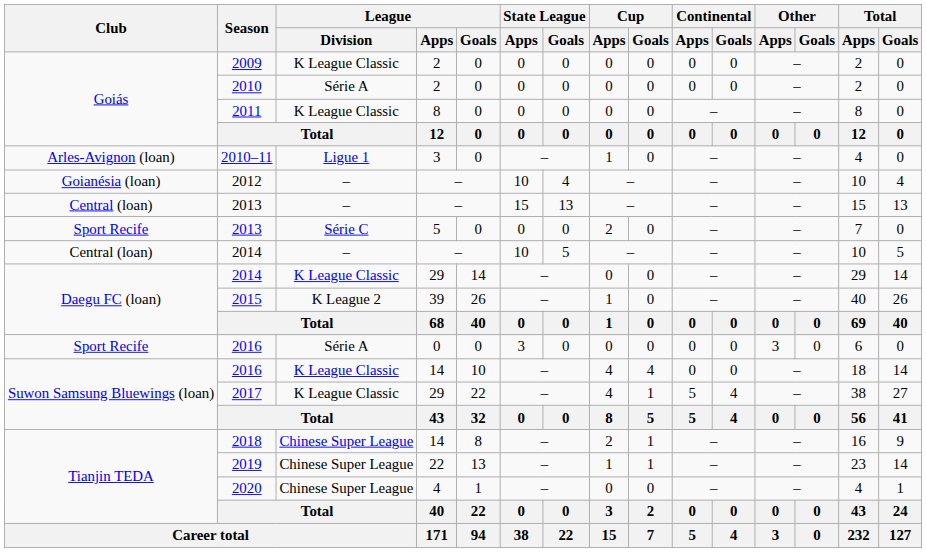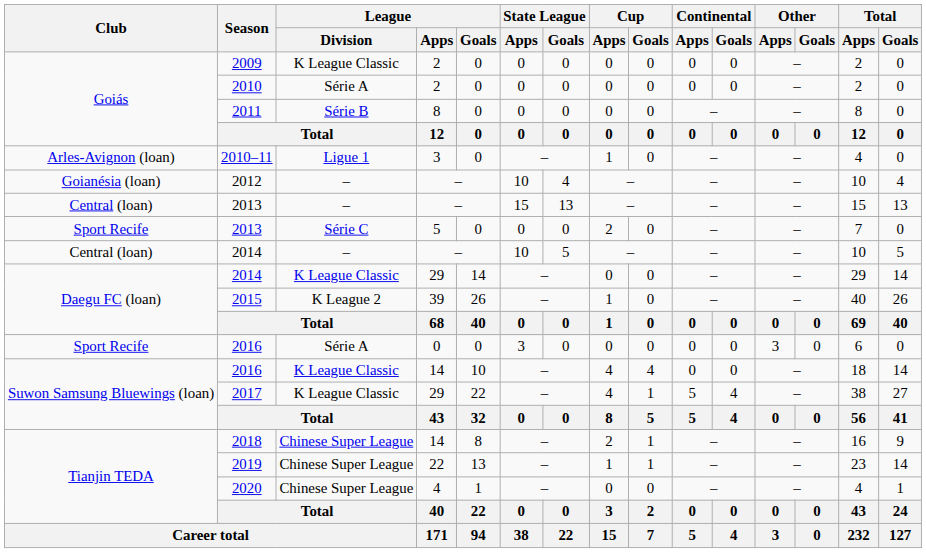(346, 110) K League Classic -> (346, 110) Série B
